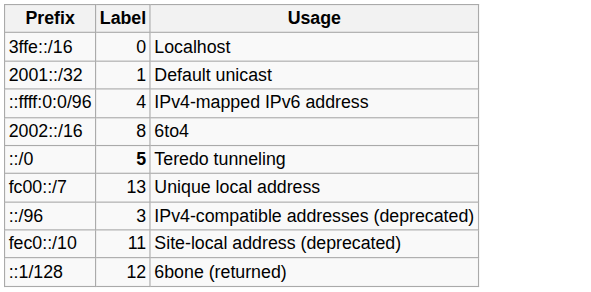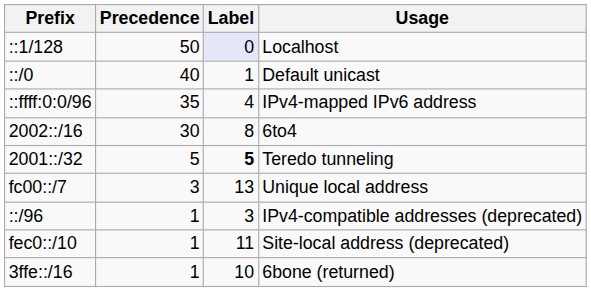+ column: (150, 18)
(41, 46) 3ffe::/16 -> (36, 46) ::1/128
(141, 46) no background -> (249, 46) lavender background
(46, 74) 2001::/32 -> (21, 74) ::/0
(21, 159) ::/0 -> (46, 159) 2001::/32
(36, 272) ::1/128 -> (41, 272) 3ffe::/16
(136, 272) 12 -> (244, 272) 10
